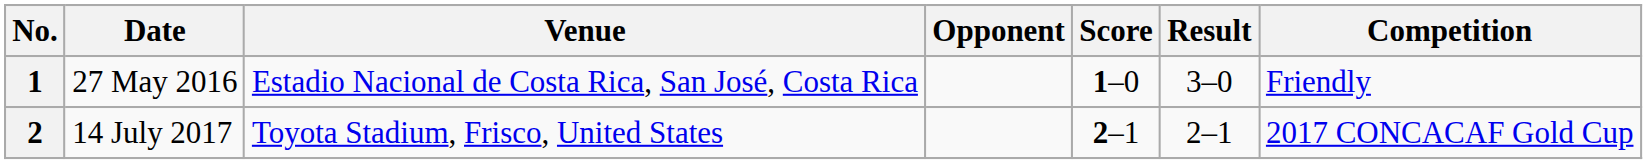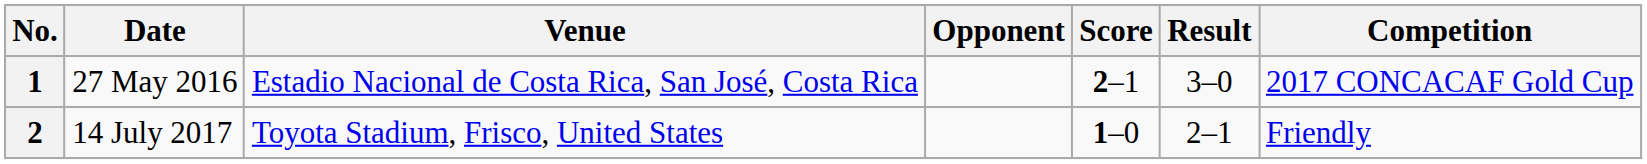(1116, 81) 1–0 -> (1116, 81) 2–1
(1318, 81) Friendly -> (1450, 81) 2017 CONCACAF Gold Cup
(1116, 132) 2–1 -> (1116, 132) 1–0
(1450, 132) 2017 CONCACAF Gold Cup -> (1318, 132) Friendly
